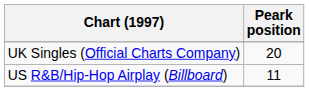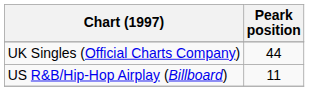(274, 53) 20 -> (274, 53) 44
